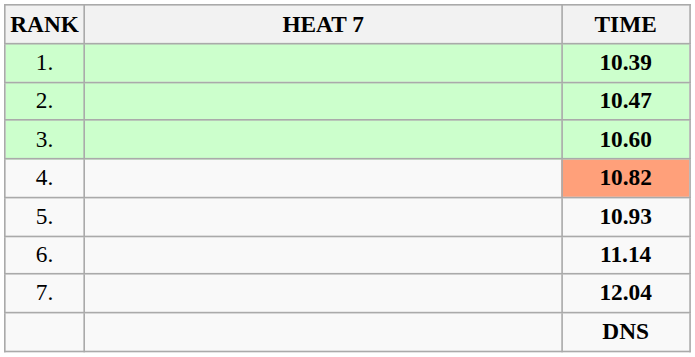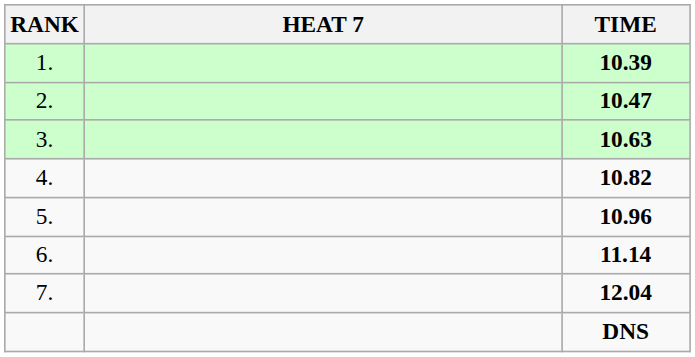(626, 139) 10.60 -> (626, 139) 10.63
(626, 178) lightsalmon background -> (626, 178) no background
(626, 216) 10.93 -> (626, 216) 10.96
